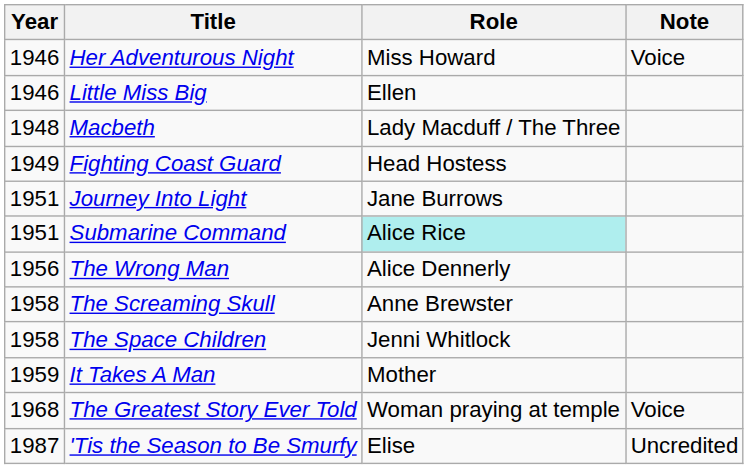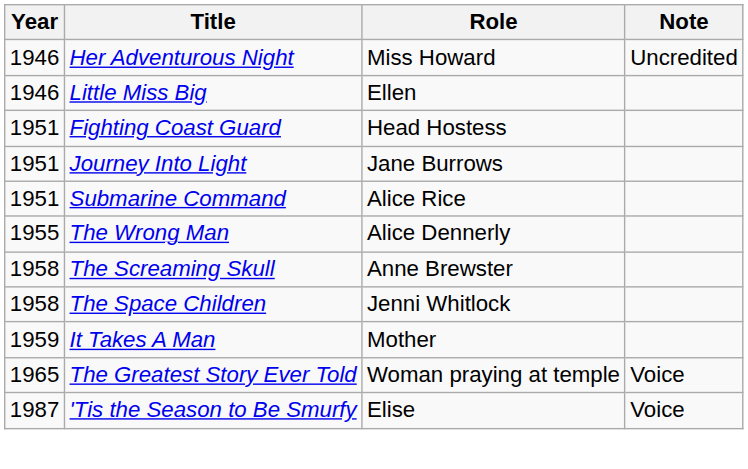(658, 57) Voice -> (684, 57) Uncredited
- row: (112, 127)
(35, 163) 1949 -> (35, 127) 1951
(416, 233) paleturquoise background -> (416, 198) no background
(35, 269) 1956 -> (35, 233) 1955
(35, 410) 1968 -> (35, 374) 1965
(684, 445) Uncredited -> (657, 410) Voice
